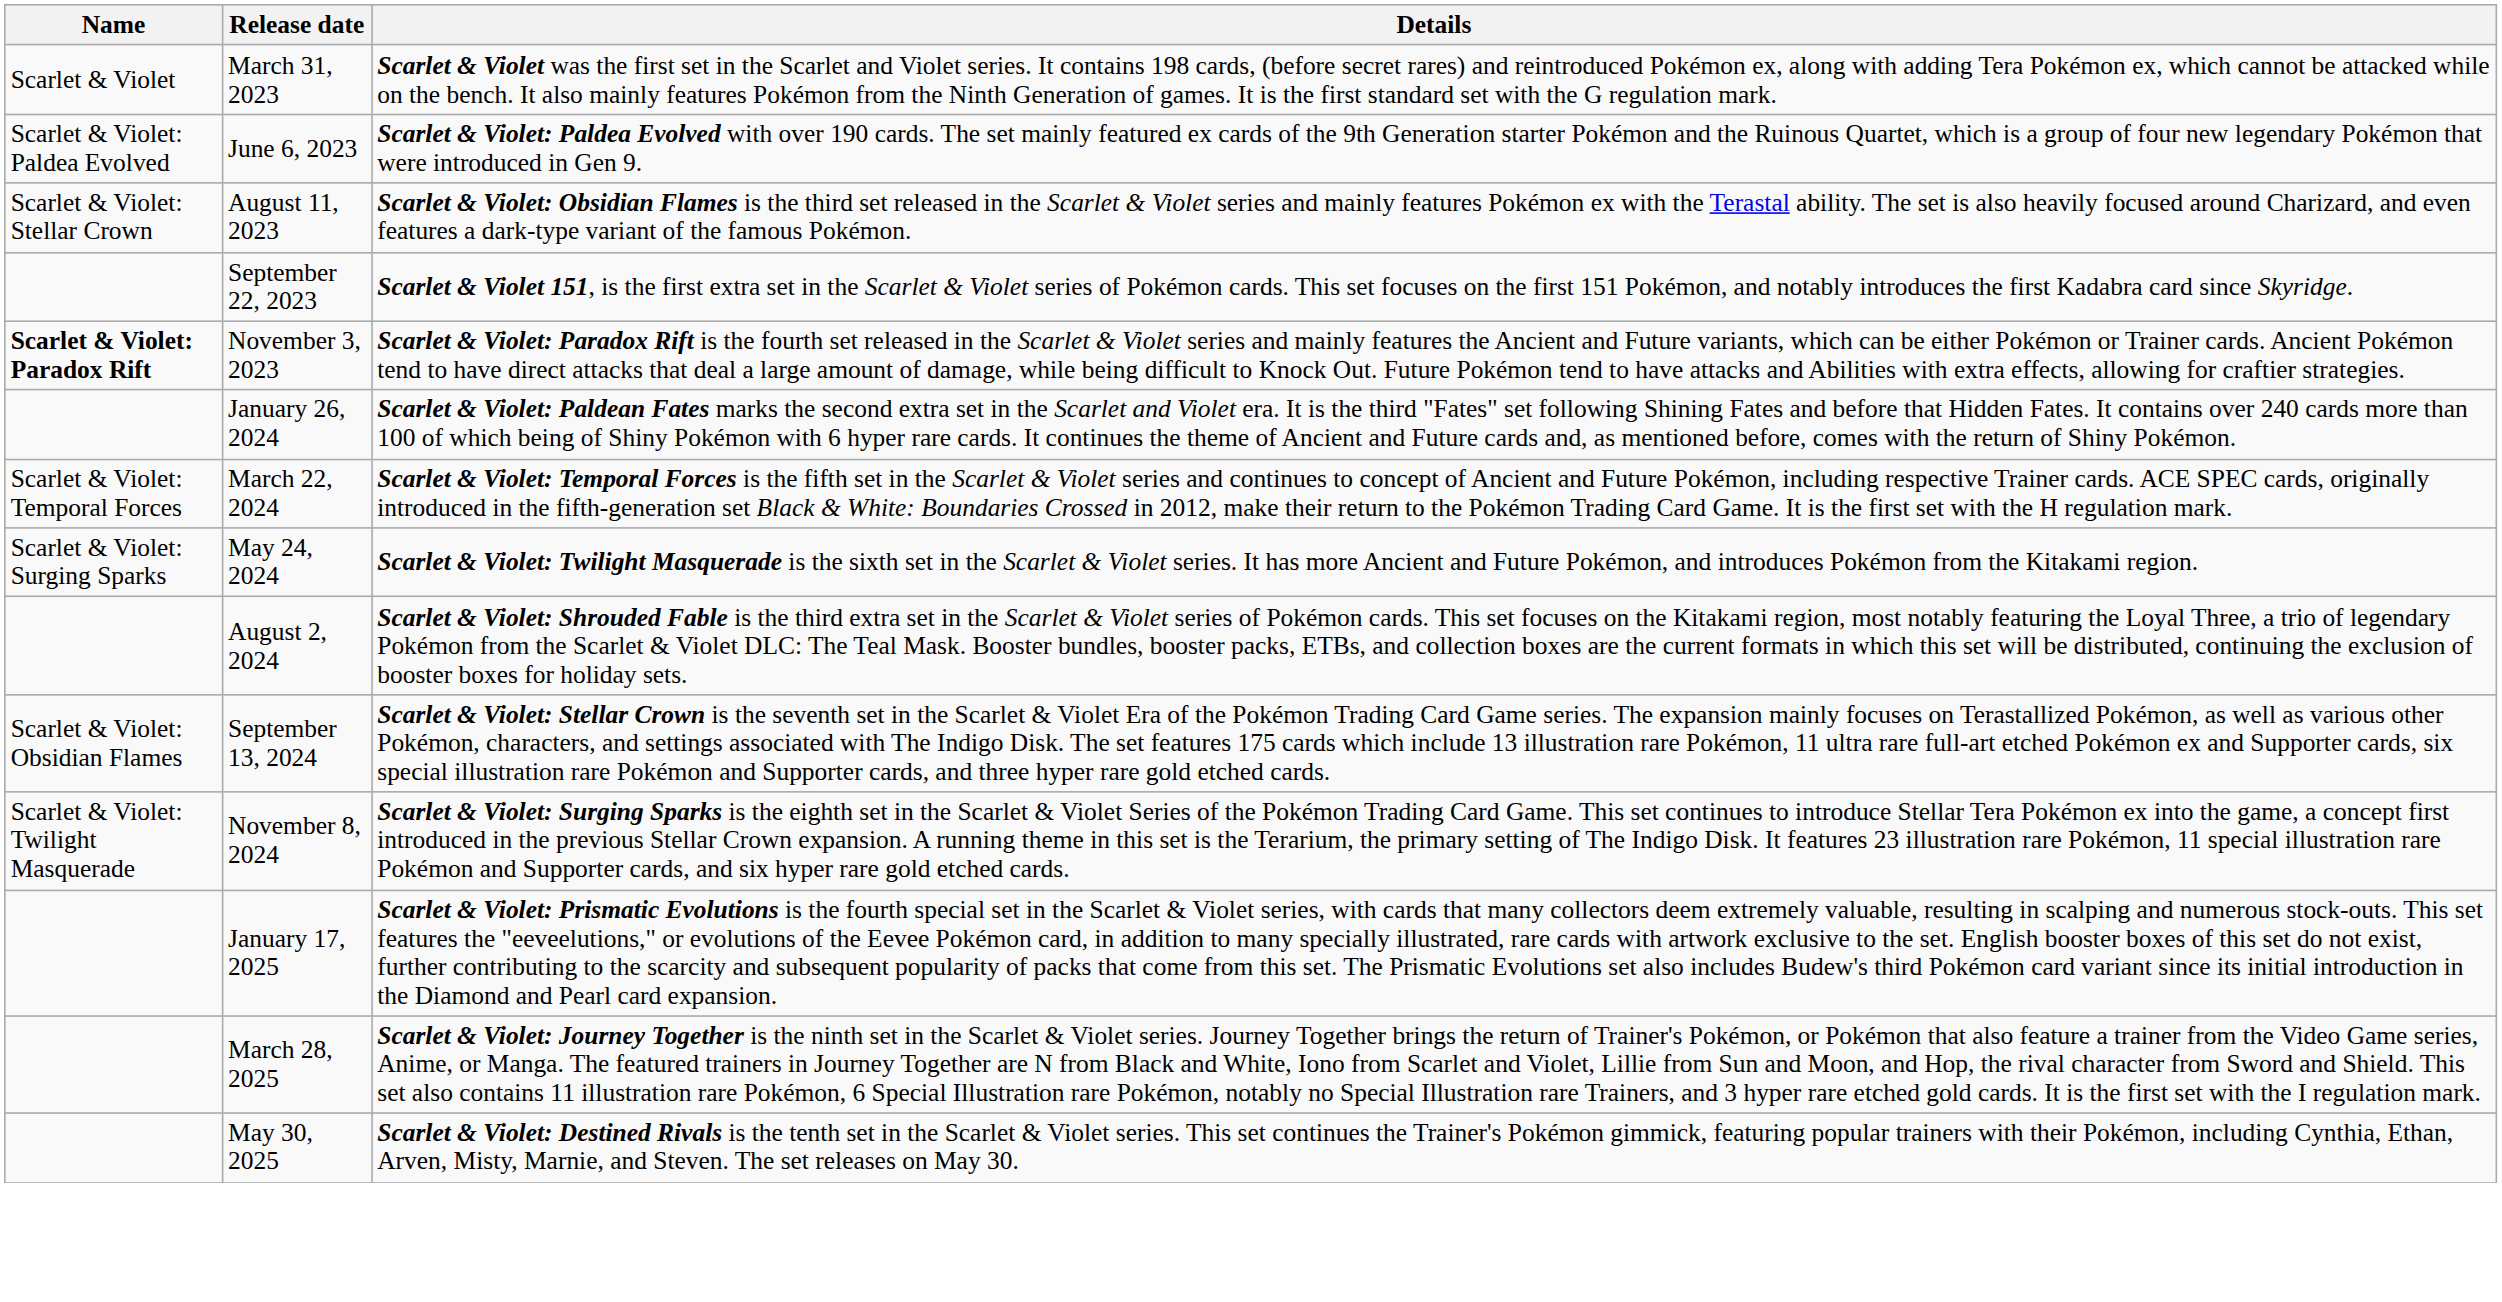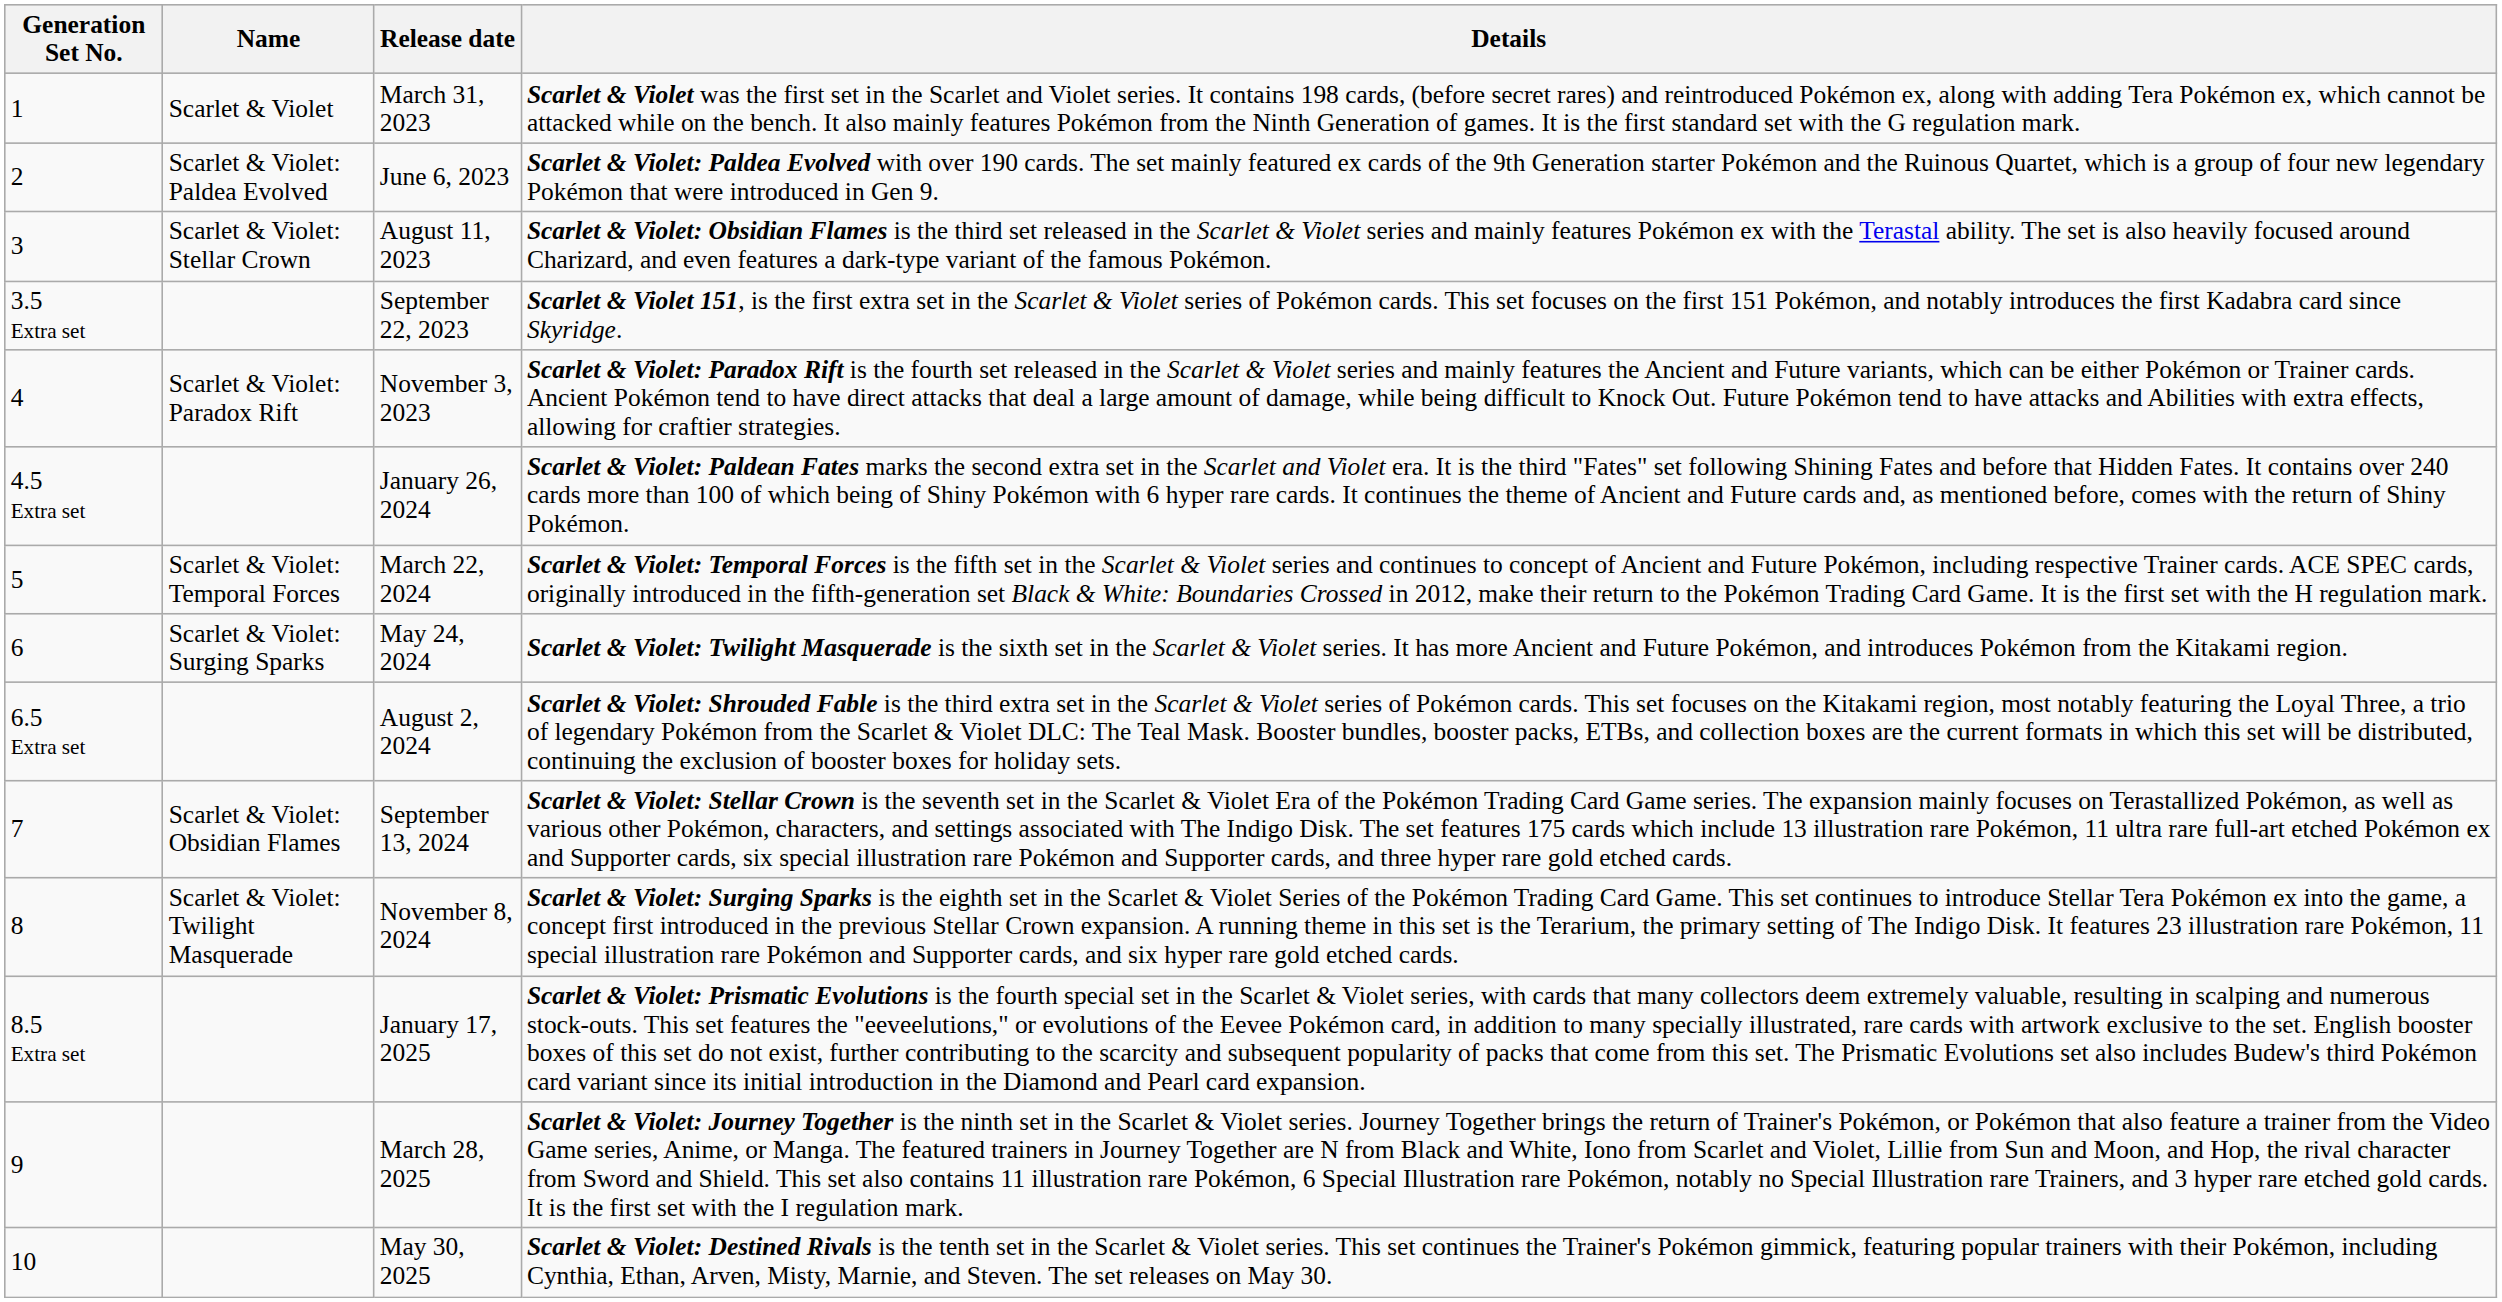+ column: (84, 38)
(102, 355) bold -> (255, 398) normal
